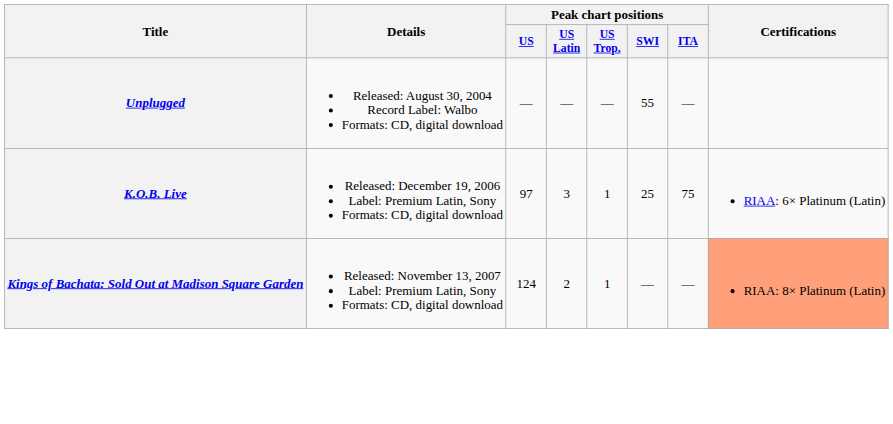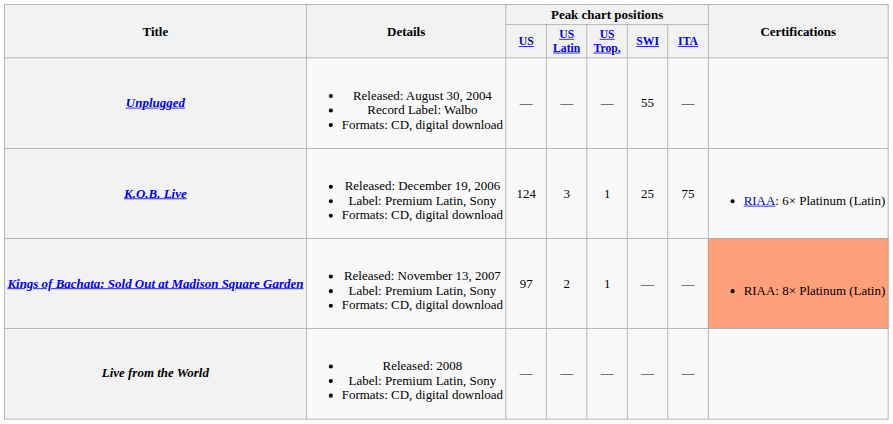(526, 193) 97 -> (526, 193) 124
(526, 283) 124 -> (526, 283) 97
+ row: (155, 373)
